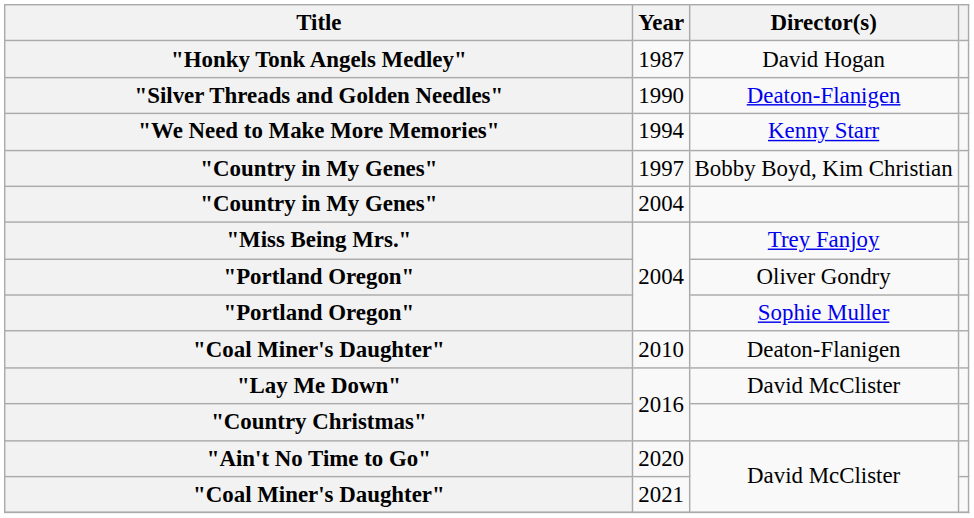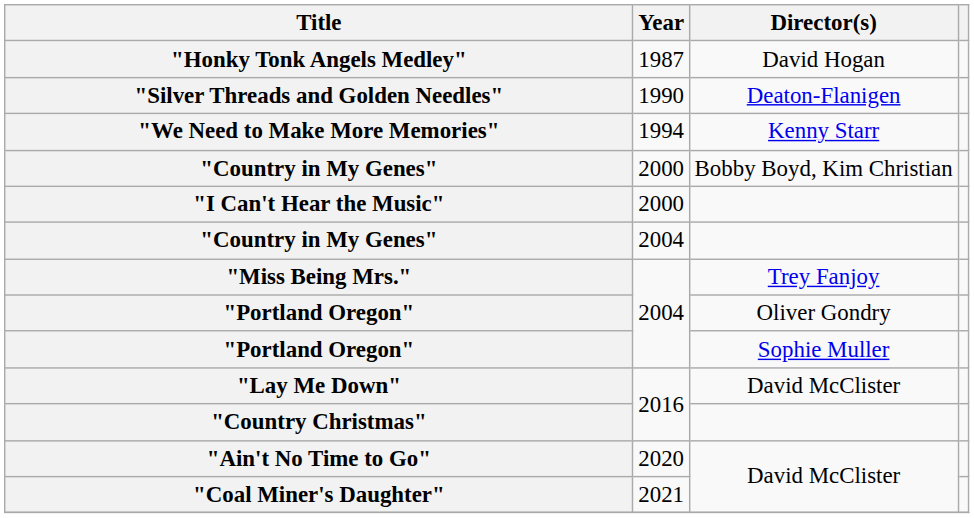(661, 167) 1997 -> (661, 167) 2000
+ row: (319, 204)
- row: (319, 349)
